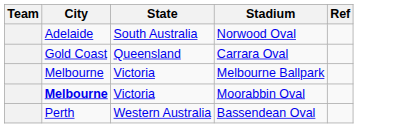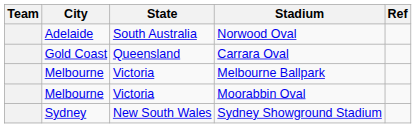(76, 93) bold -> (74, 93) normal
- row: (266, 113)
+ row: (300, 113)
